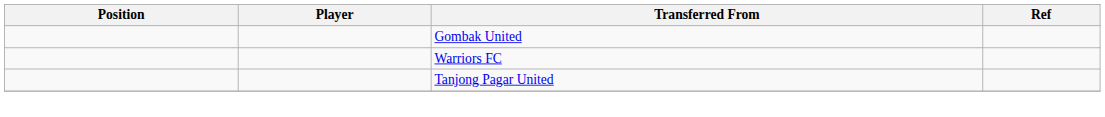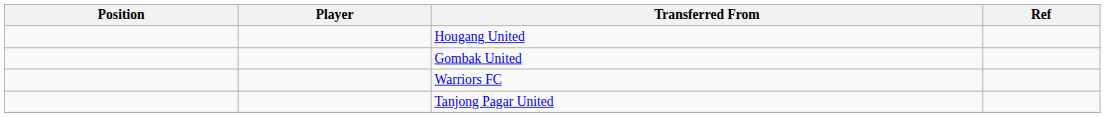+ row: (480, 36)
